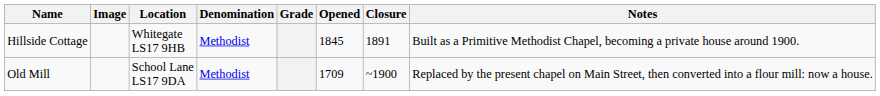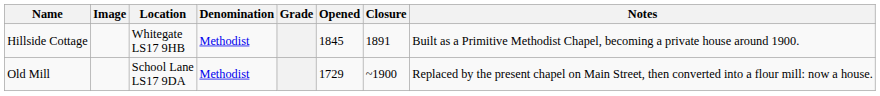(331, 74) 1709 -> (331, 74) 1729
